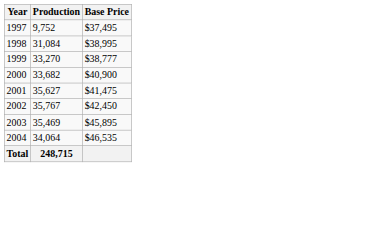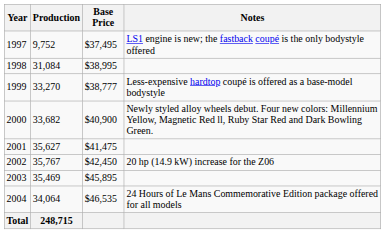+ column: (252, 17)
